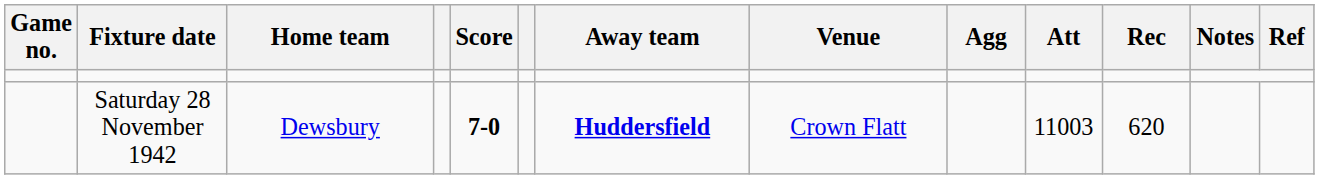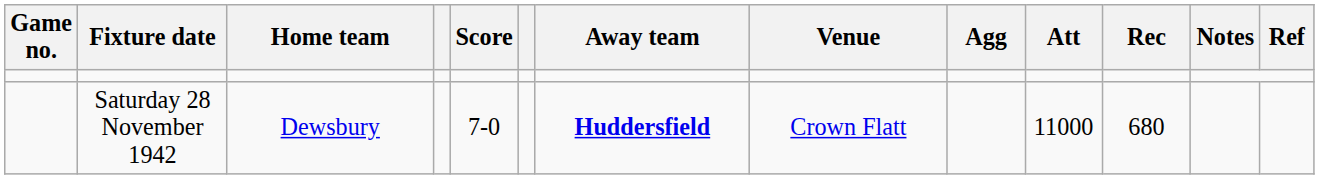(484, 127) bold -> (484, 127) normal
(1064, 127) 11003 -> (1064, 127) 11000
(1146, 127) 620 -> (1146, 127) 680
